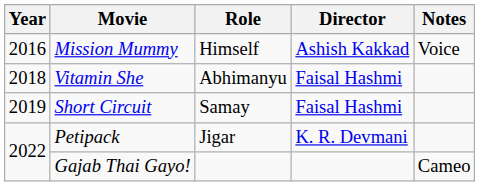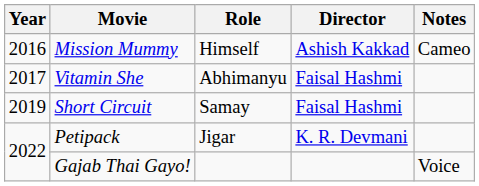(439, 48) Voice -> (444, 48) Cameo
(27, 78) 2018 -> (27, 78) 2017
(444, 166) Cameo -> (439, 166) Voice
